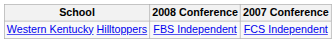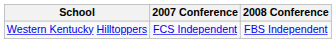columns swapped: (286, 13) <-> (195, 13)
